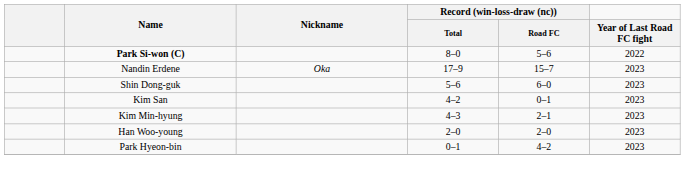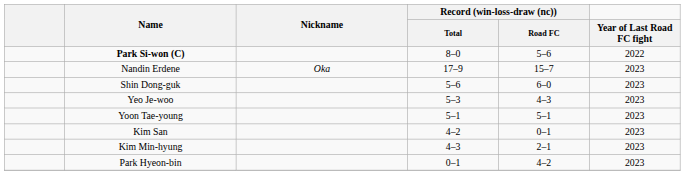+ row: (151, 100)
+ row: (151, 116)
- row: (151, 131)
